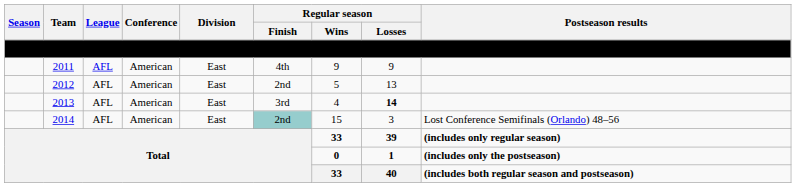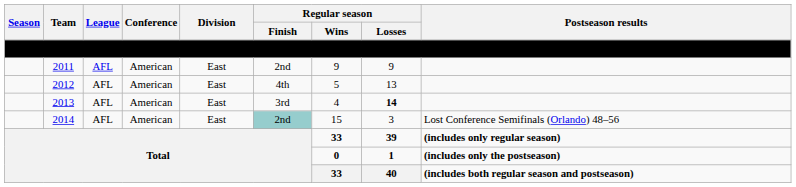(283, 66) 4th -> (283, 66) 2nd
(283, 84) 2nd -> (283, 84) 4th
